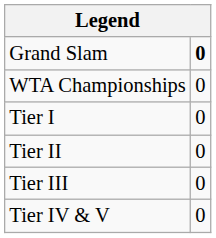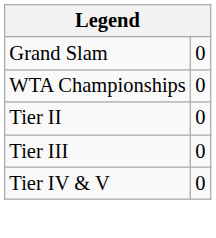(200, 53) bold -> (200, 53) normal
- row: (32, 118)
